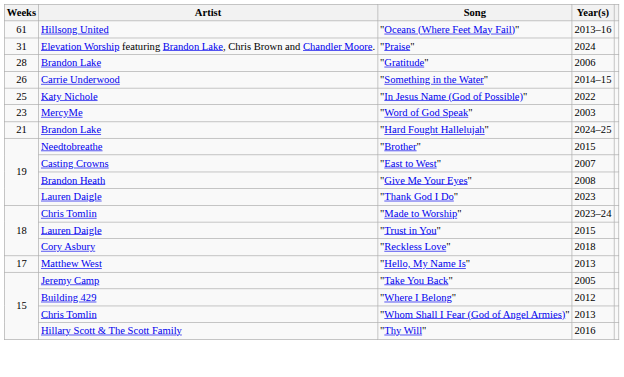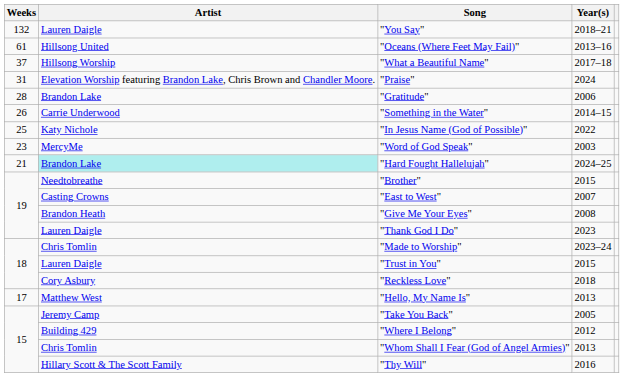+ row: (402, 29)
+ row: (434, 63)
(71, 130) no background -> (71, 163) paleturquoise background
